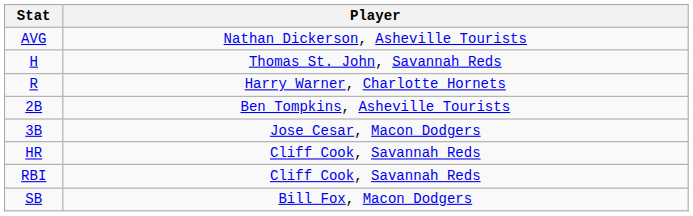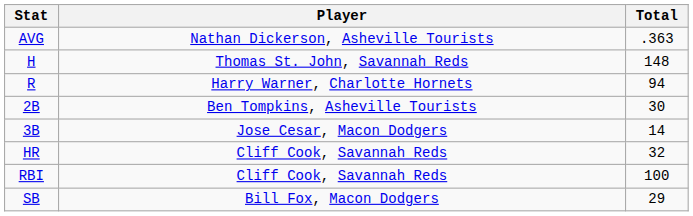+ column: (657, 16)
